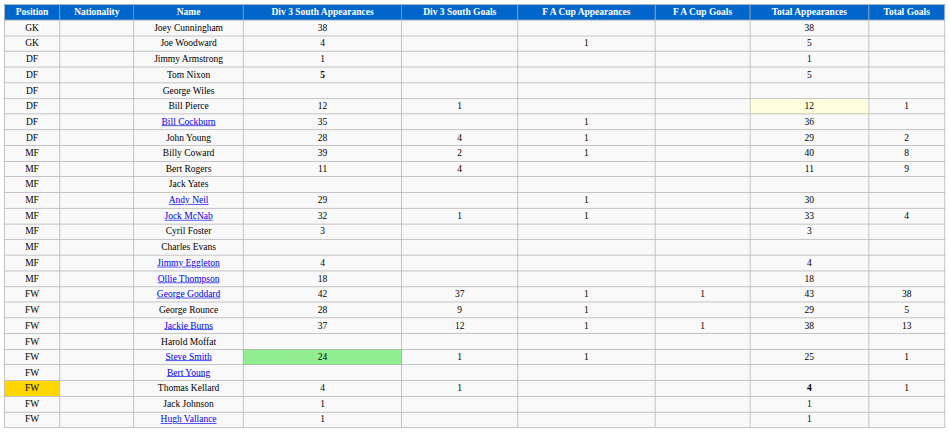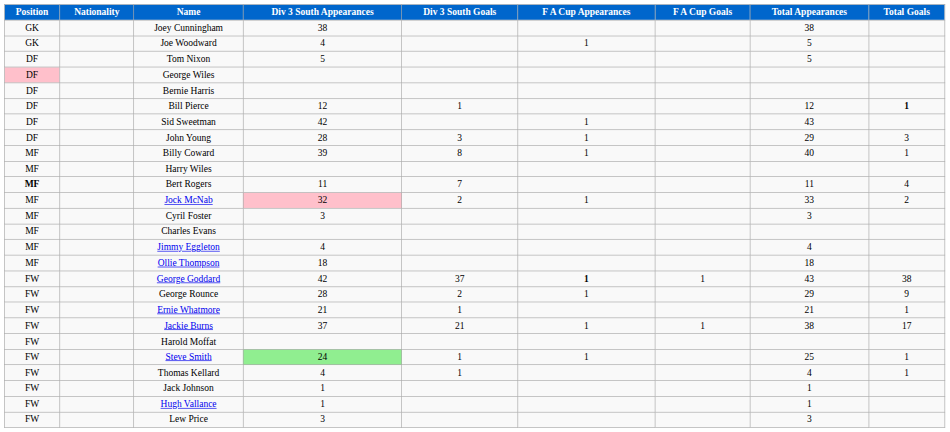- row: (189, 59)
(323, 75) bold -> (323, 59) normal
(32, 91) no background -> (32, 75) pink background
+ row: (189, 91)
(809, 106) lightyellow background -> (809, 106) no background
(907, 106) normal -> (907, 106) bold
- row: (189, 122)
+ row: (189, 122)
(460, 138) 4 -> (460, 138) 3
(907, 138) 2 -> (907, 138) 3
(460, 153) 2 -> (460, 153) 8
(907, 153) 8 -> (907, 153) 1
+ row: (189, 169)
(32, 169) normal -> (32, 185) bold
(460, 169) 4 -> (460, 185) 7
(907, 169) 9 -> (907, 185) 4
- row: (189, 185)
- row: (189, 200)
(323, 216) no background -> (323, 200) pink background
(460, 216) 1 -> (460, 200) 2
(907, 216) 4 -> (907, 200) 2
(586, 294) normal -> (586, 279) bold
(460, 310) 9 -> (460, 294) 2
(907, 310) 5 -> (907, 294) 9
+ row: (189, 310)
(460, 326) 12 -> (460, 326) 21
(907, 326) 13 -> (907, 326) 17
- row: (189, 373)
(32, 388) gold background -> (32, 373) no background
(809, 388) bold -> (809, 373) normal
+ row: (189, 420)
